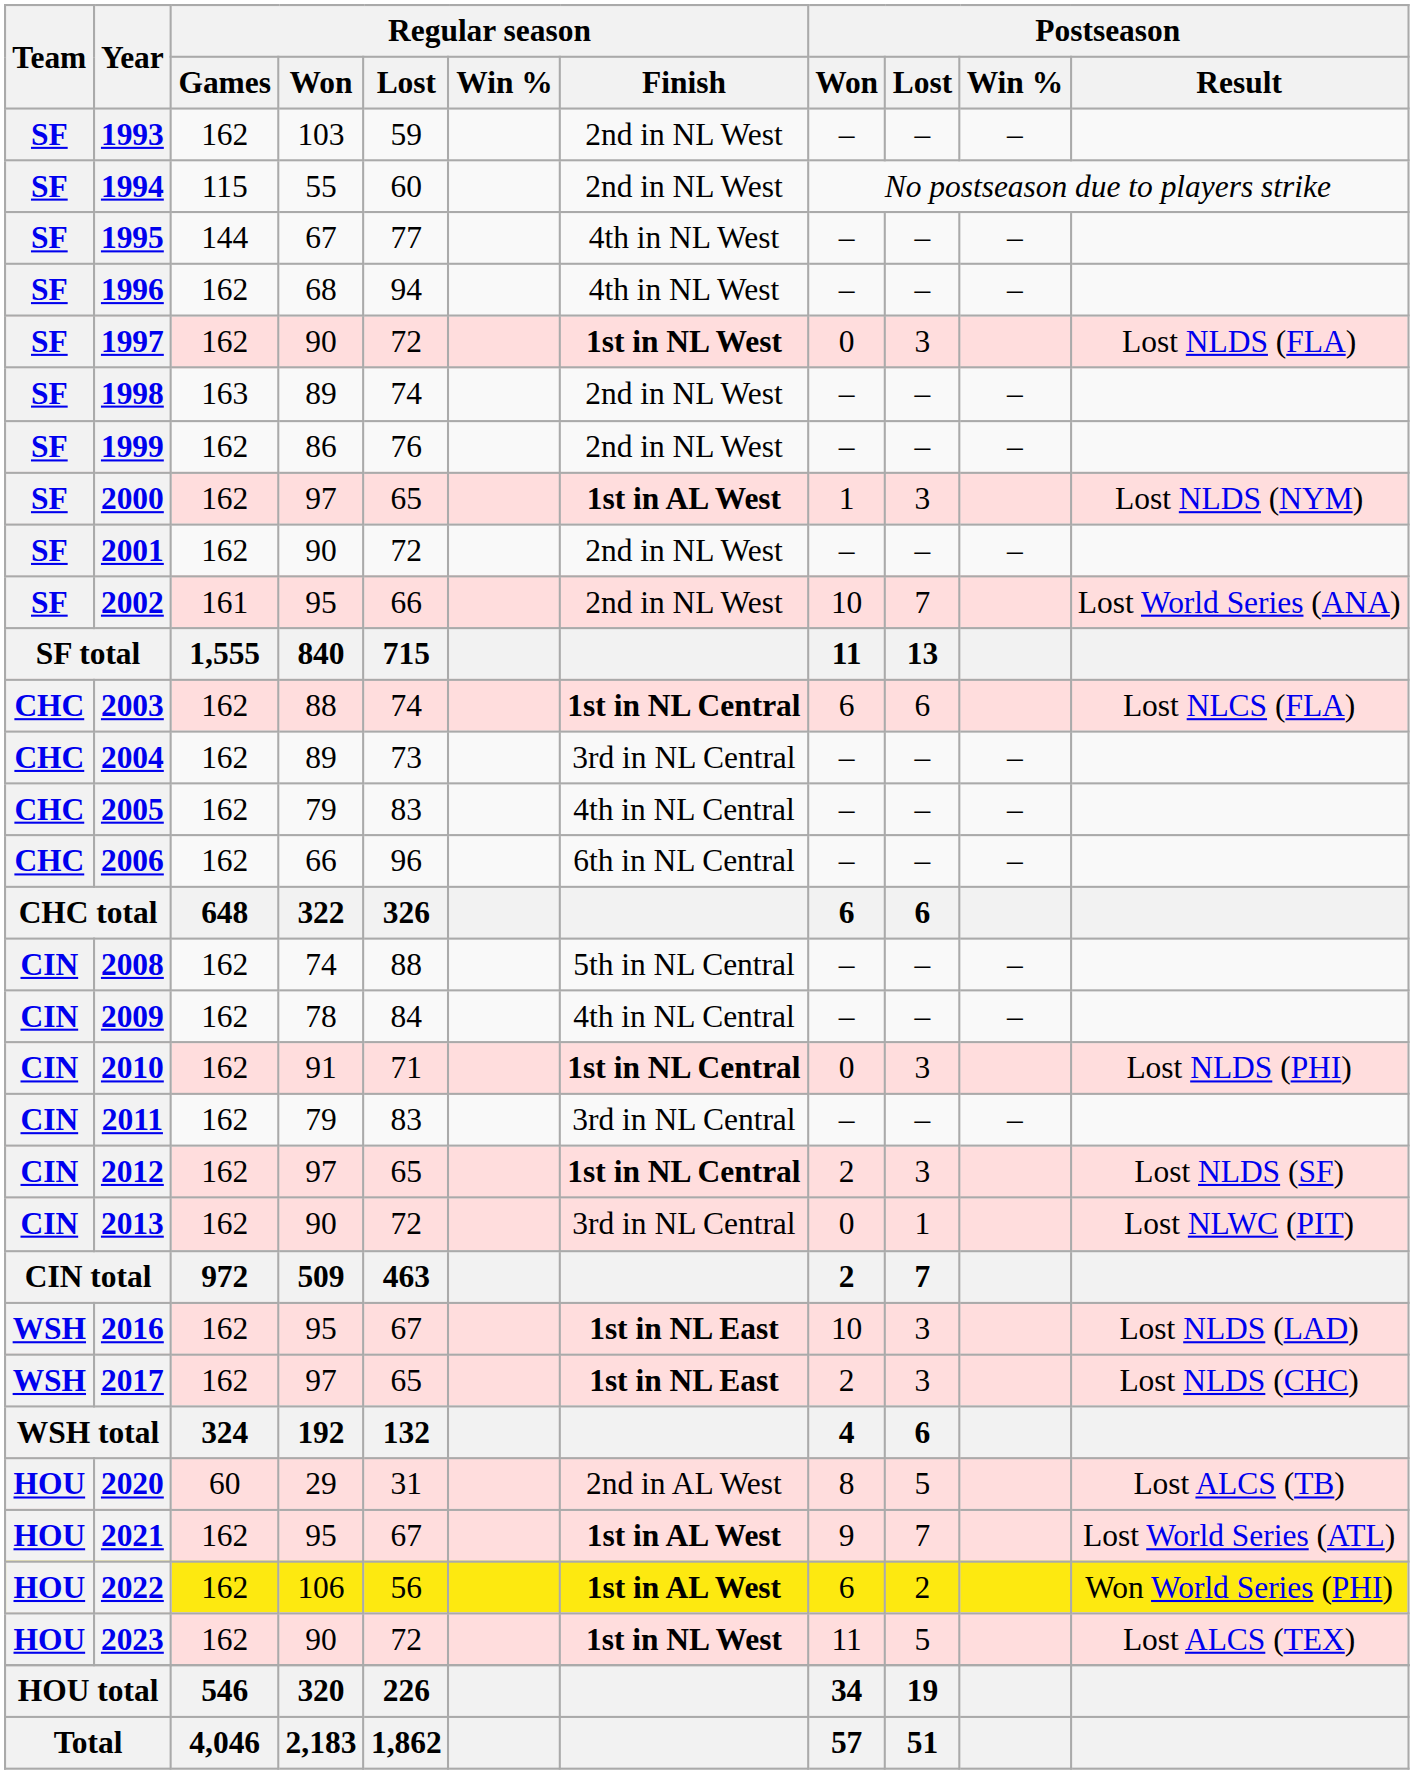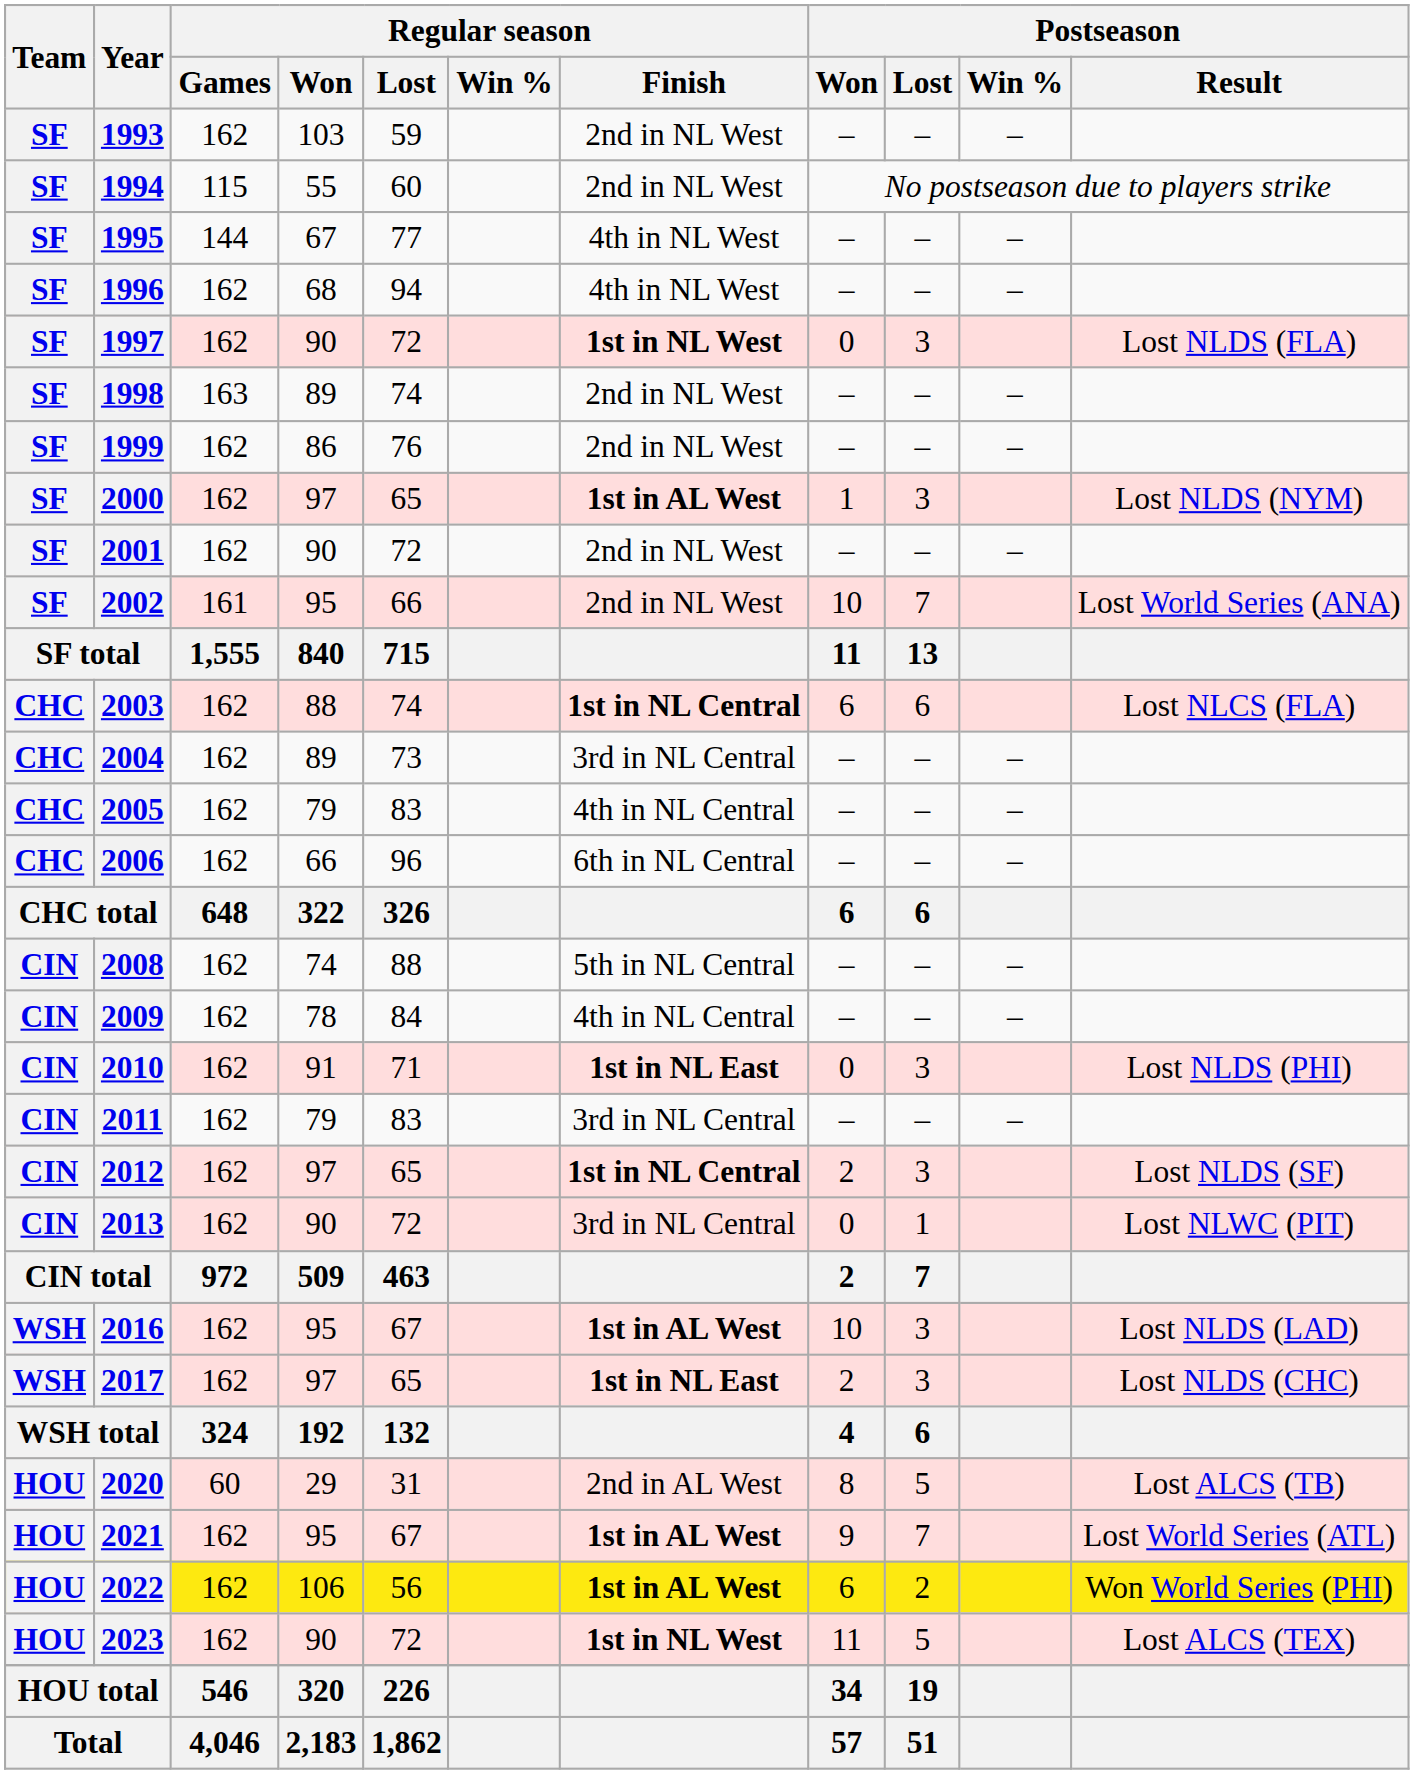(684, 1068) 1st in NL Central -> (684, 1068) 1st in NL East
(684, 1327) 1st in NL East -> (684, 1327) 1st in AL West
